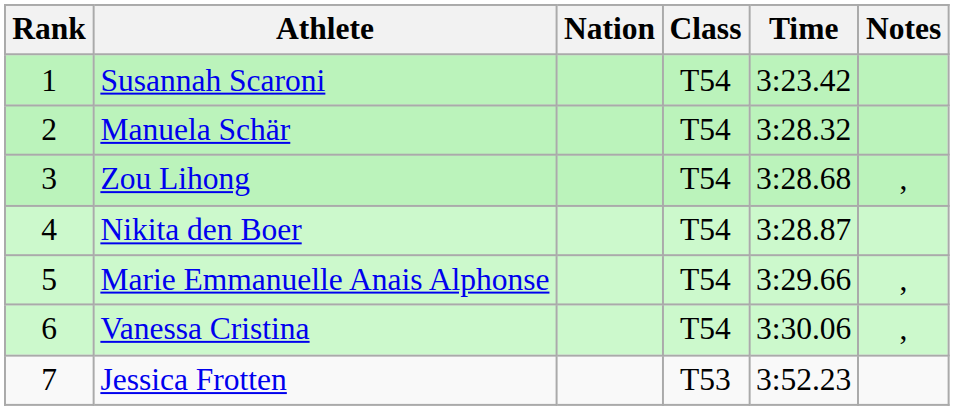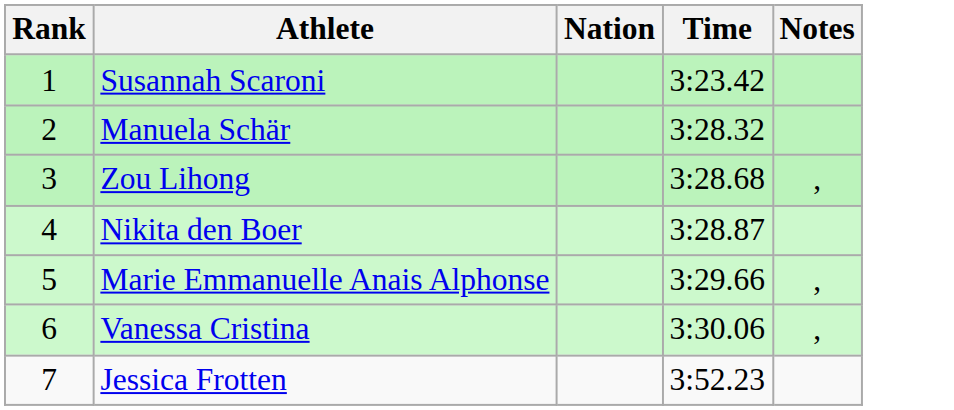- column: (705, 29)
